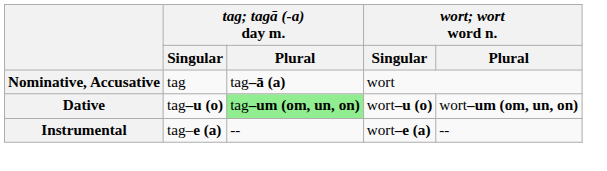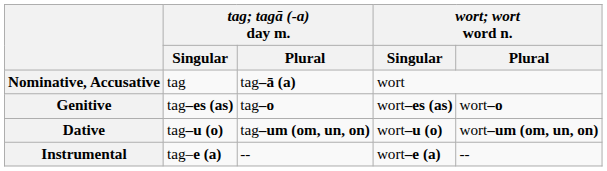+ row: (84, 105)
(295, 105) lightgreen background -> (305, 130) no background
